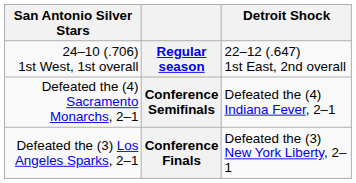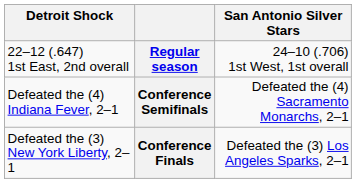columns swapped: (73, 23) <-> (287, 15)
